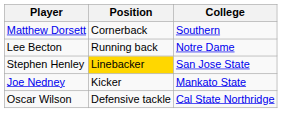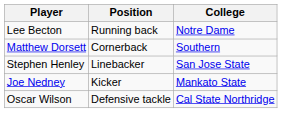rows swapped: (34, 47) <-> (46, 30)
(118, 64) gold background -> (118, 64) no background
